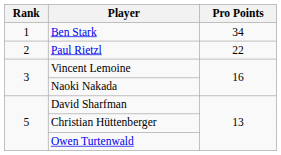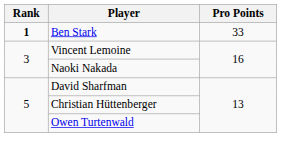(26, 31) normal -> (26, 31) bold
(238, 31) 34 -> (238, 31) 33
- row: (76, 50)
